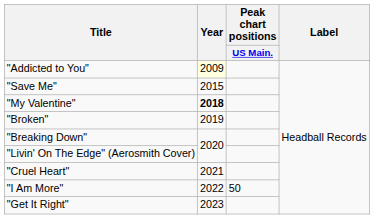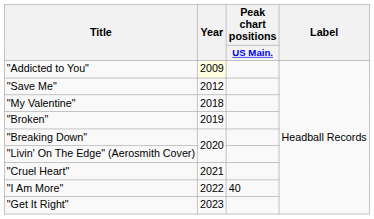(212, 86) 2015 -> (212, 86) 2012
(212, 103) bold -> (212, 103) normal
(235, 188) 50 -> (235, 188) 40
